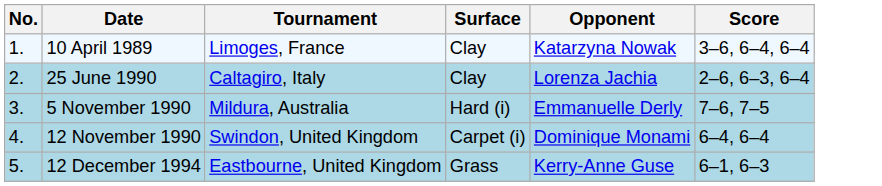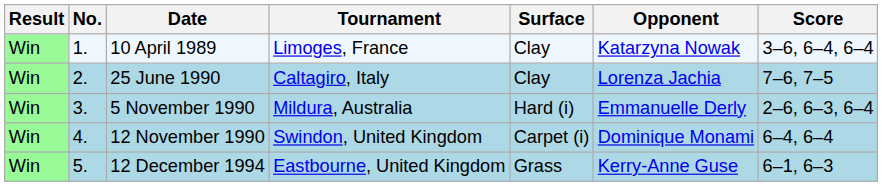+ column: (37, 18)
(754, 77) 2–6, 6–3, 6–4 -> (798, 77) 7–6, 7–5
(734, 107) 7–6, 7–5 -> (818, 107) 2–6, 6–3, 6–4
